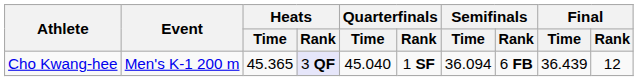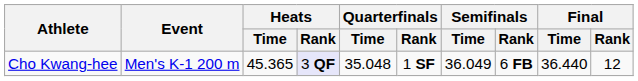(368, 64) 45.040 -> (368, 64) 35.048
(468, 64) 36.094 -> (468, 64) 36.049
(564, 64) 36.439 -> (564, 64) 36.440
